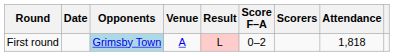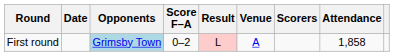columns swapped: (182, 19) <-> (257, 19)
(352, 42) 1,818 -> (352, 42) 1,858
